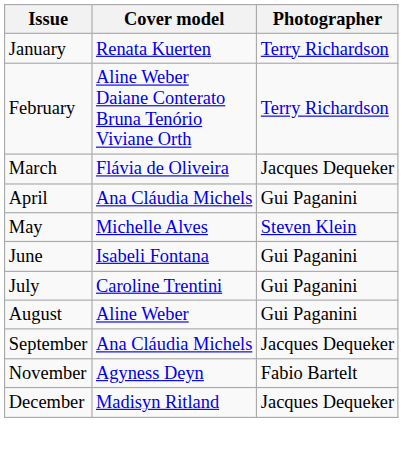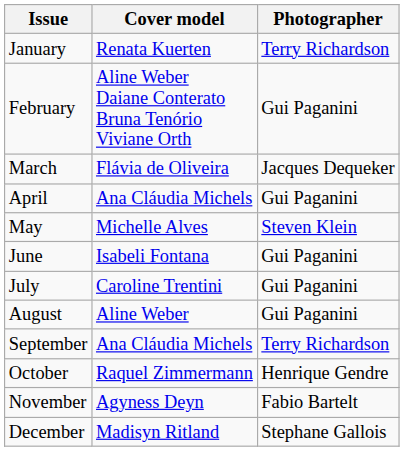(325, 108) Terry Richardson -> (310, 108) Gui Paganini
(328, 343) Jacques Dequeker -> (325, 343) Terry Richardson
+ row: (38, 373)
(328, 402) Jacques Dequeker -> (324, 431) Stephane Gallois
